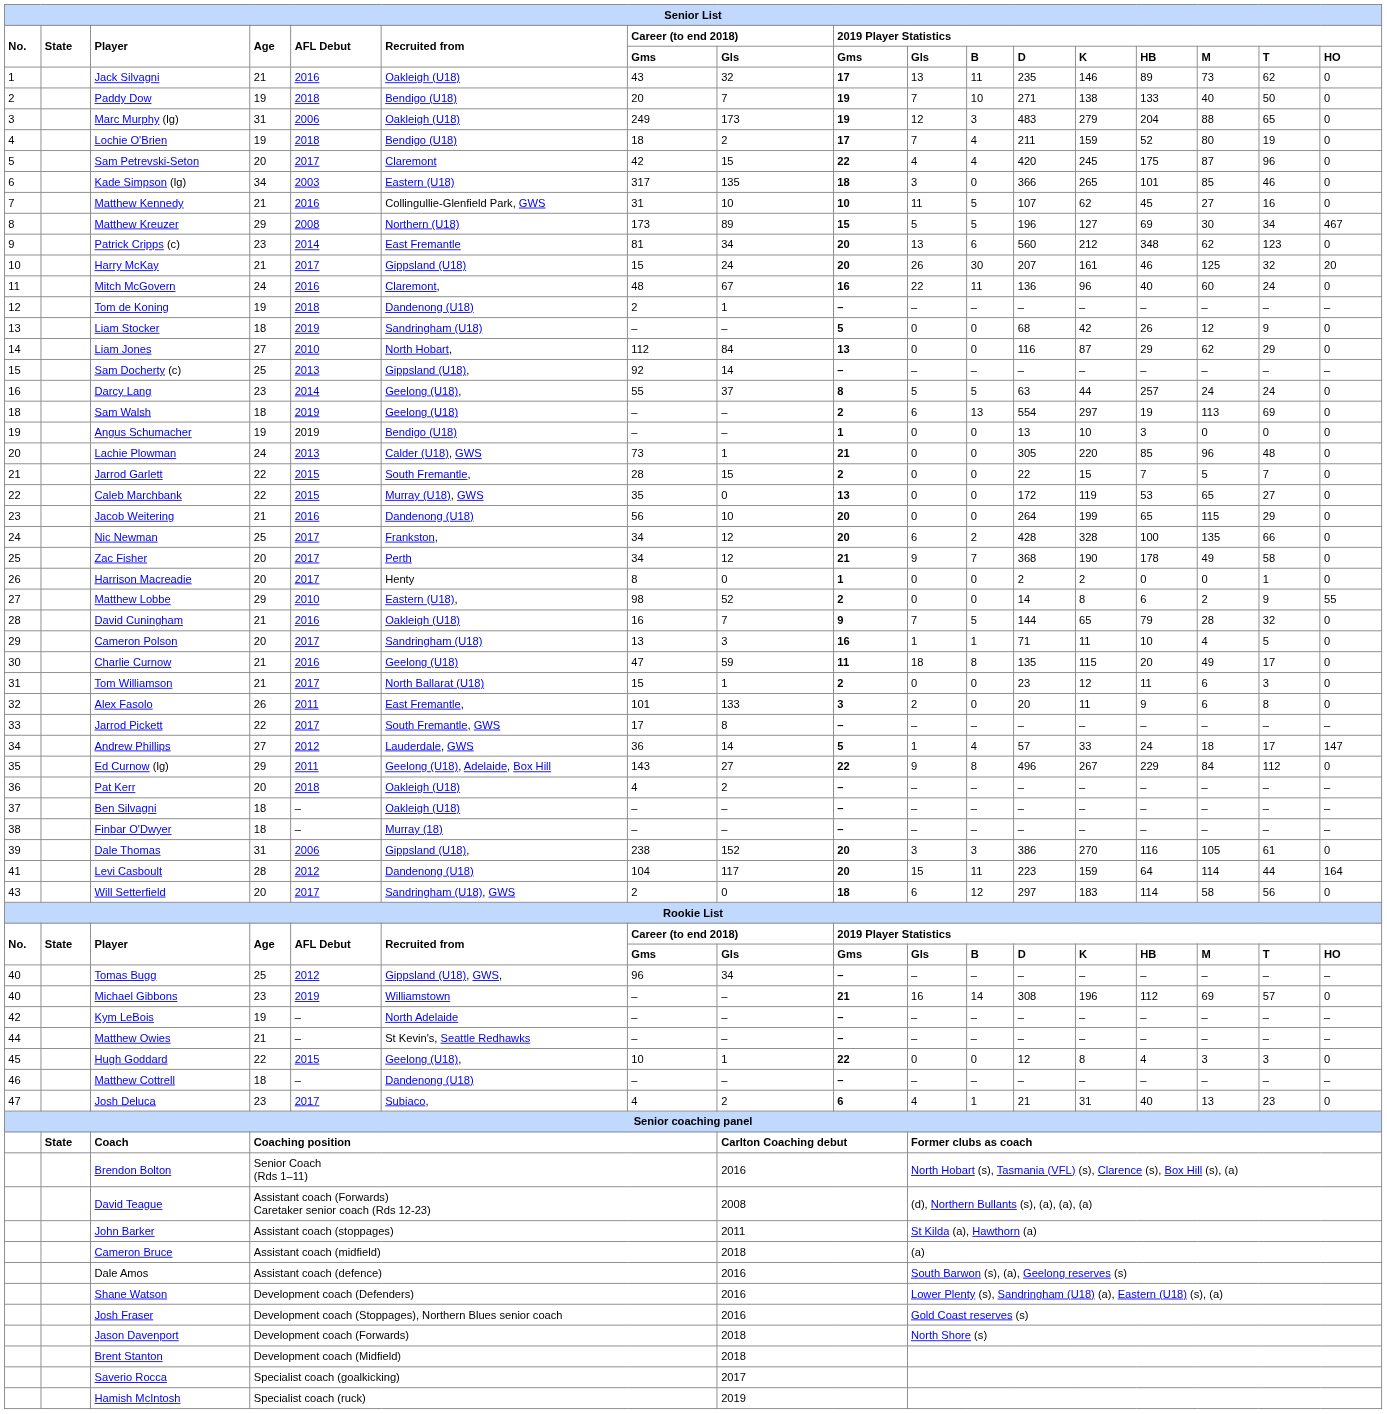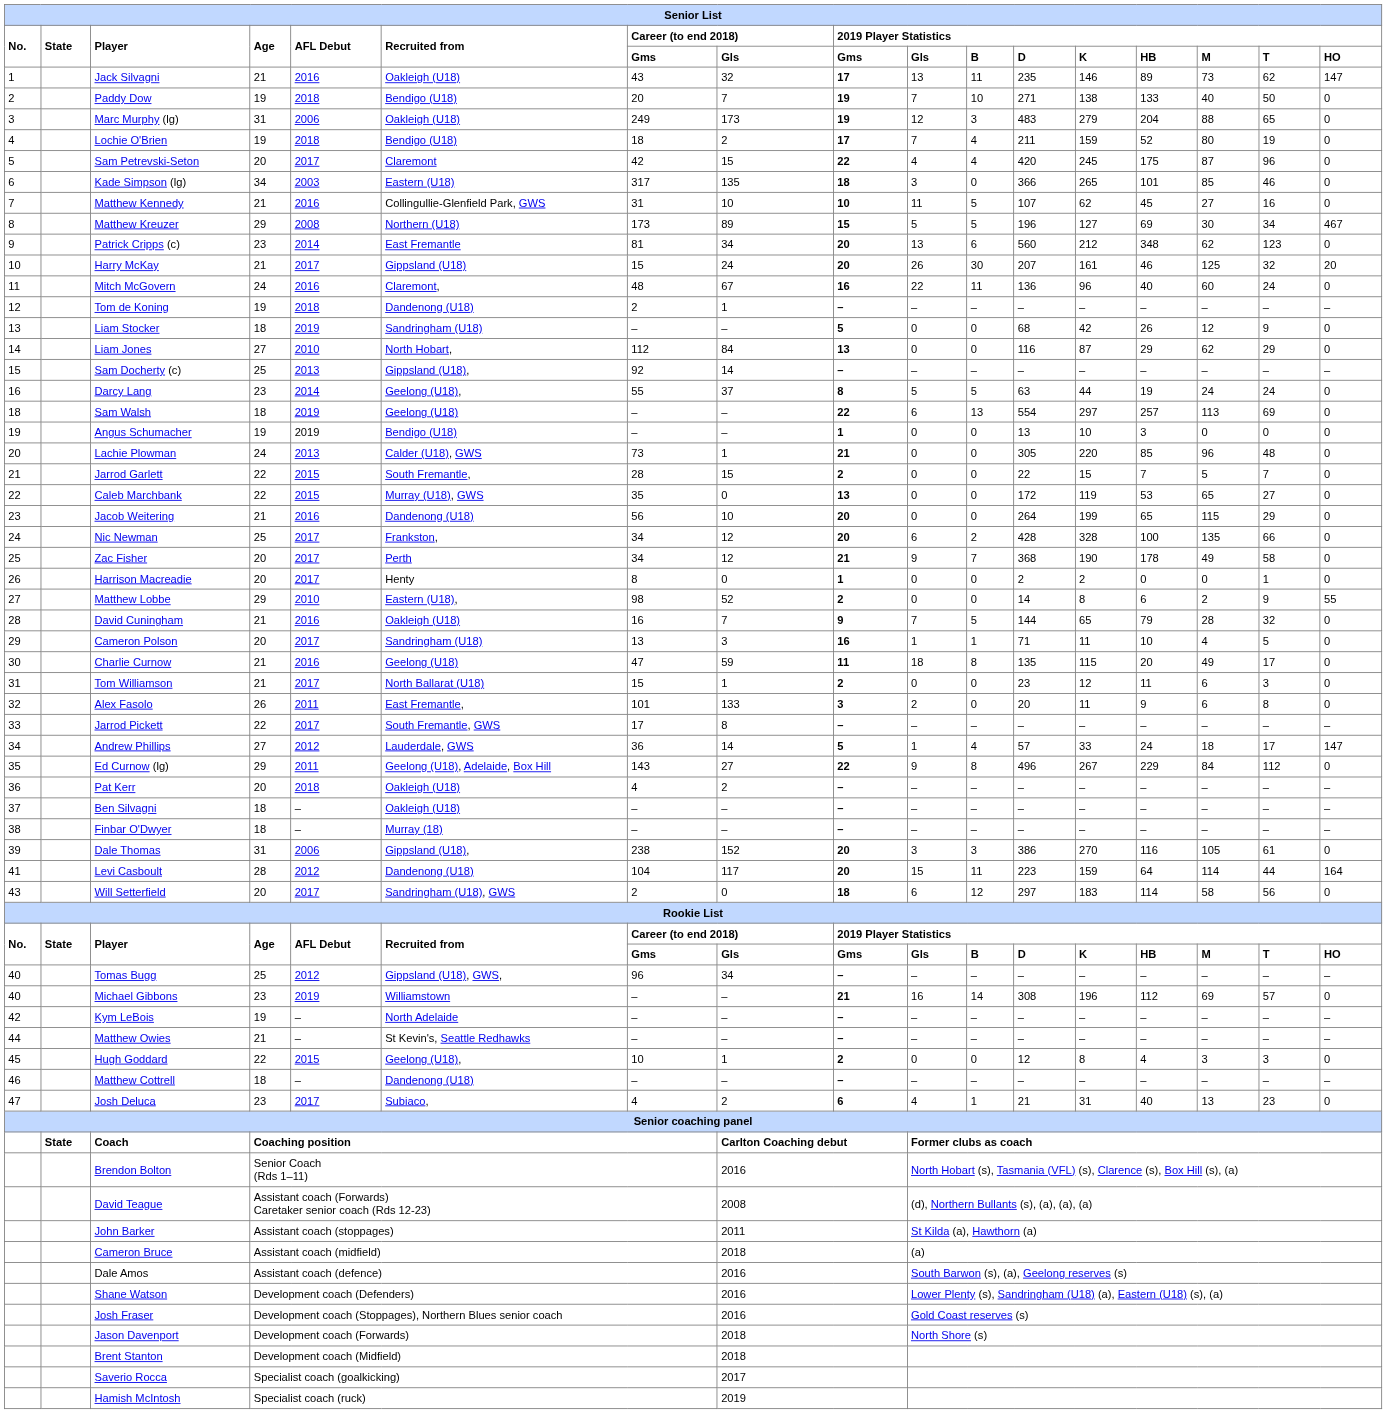(1327, 78) 0 -> (1333, 78) 147
(1150, 391) 257 -> (1146, 391) 19
(840, 412) 2 -> (844, 412) 22
(1146, 412) 19 -> (1150, 412) 257
(844, 1059) 22 -> (840, 1059) 2
